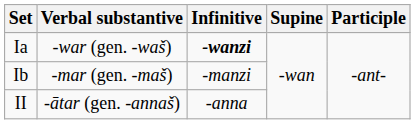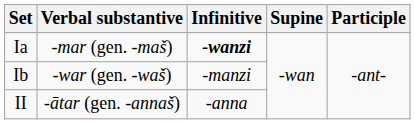(112, 47) -war (gen. -waš) -> (112, 47) -mar (gen. -maš)
(112, 75) -mar (gen. -maš) -> (112, 75) -war (gen. -waš)
